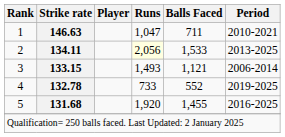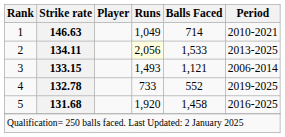(148, 31) 1,047 -> (148, 31) 1,049
(194, 31) 711 -> (194, 31) 714
(194, 104) 1,455 -> (194, 104) 1,458
